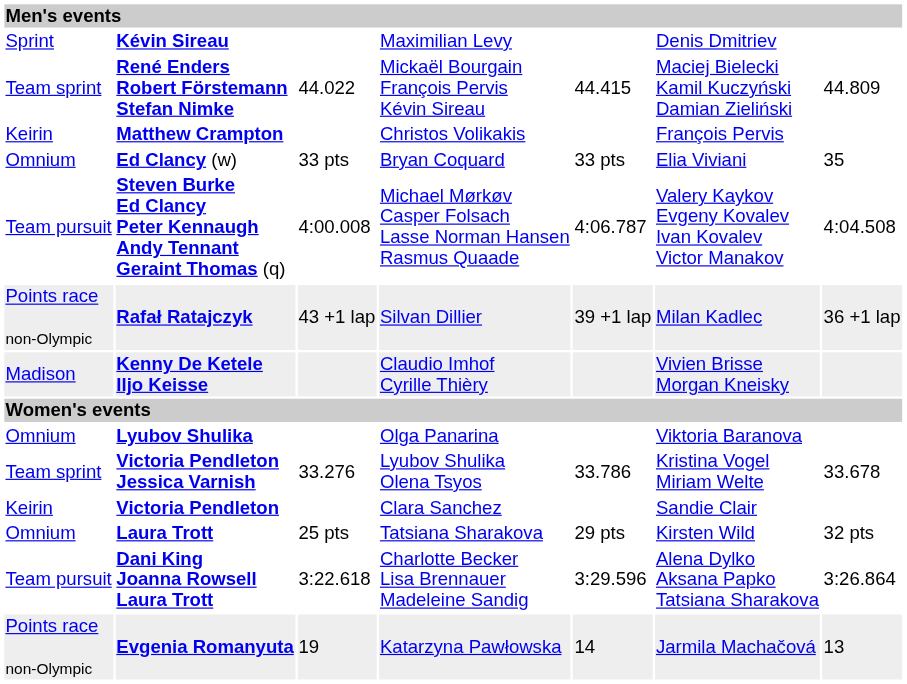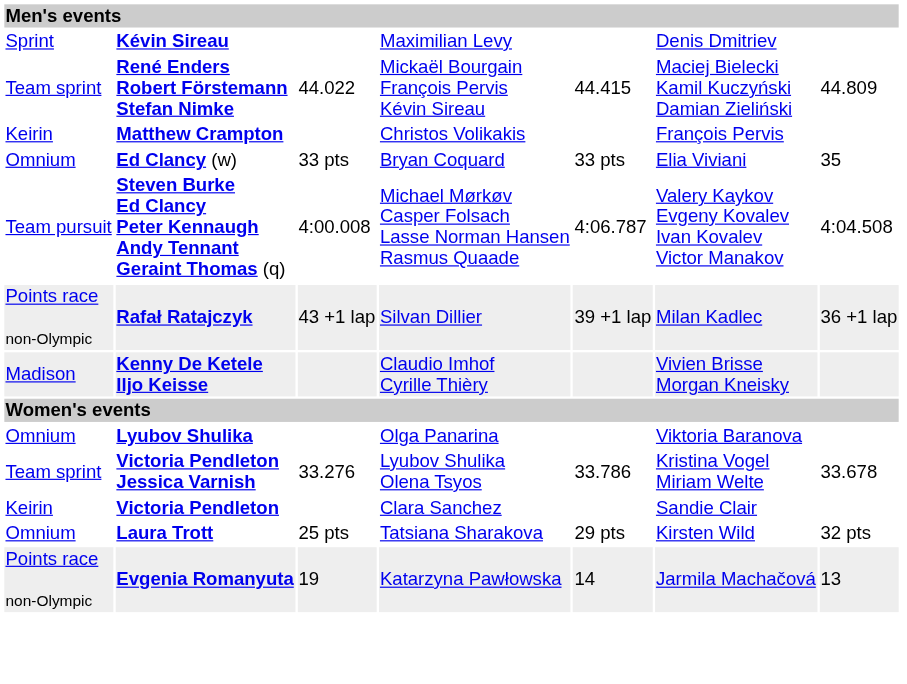- row: (187, 579)
